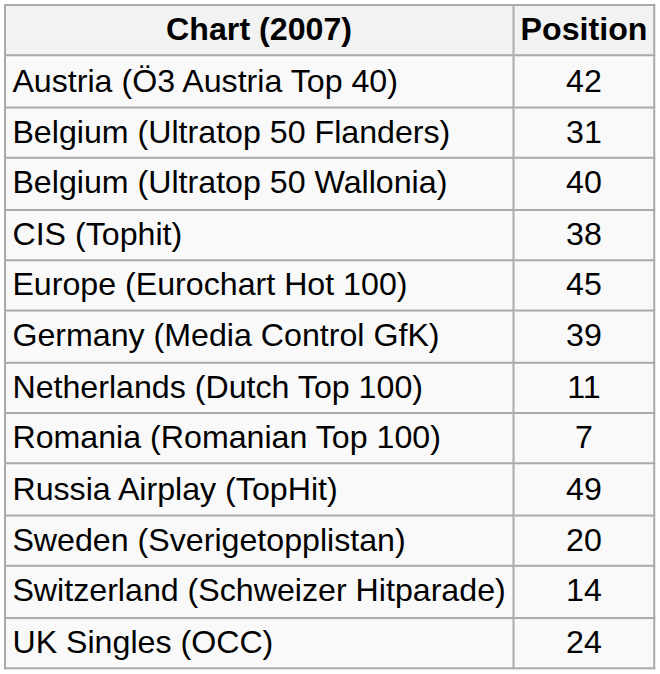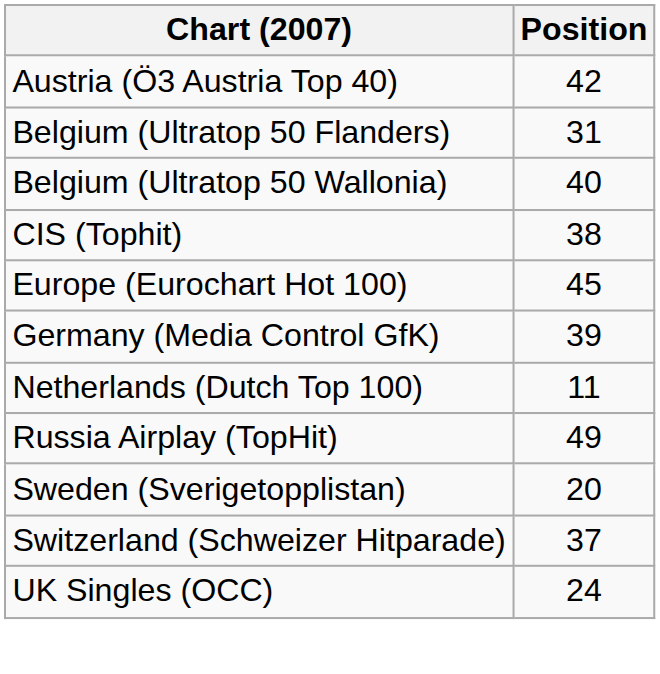- row: (227, 438)
(584, 591) 14 -> (584, 540) 37
